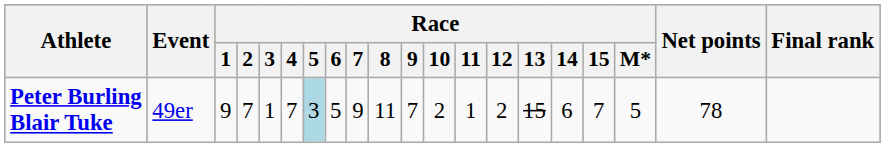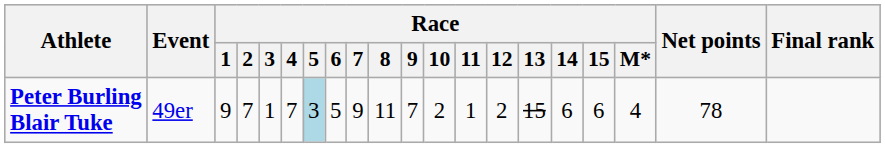(599, 110) 7 -> (599, 110) 6
(635, 110) 5 -> (635, 110) 4
